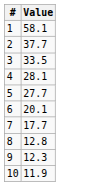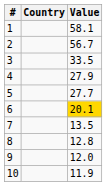+ column: (44, 12)
(35, 45) 37.7 -> (82, 45) 56.7
(35, 77) 28.1 -> (82, 77) 27.9
(35, 109) no background -> (82, 109) gold background
(35, 125) 17.7 -> (82, 125) 13.5
(35, 157) 12.3 -> (82, 157) 12.0
